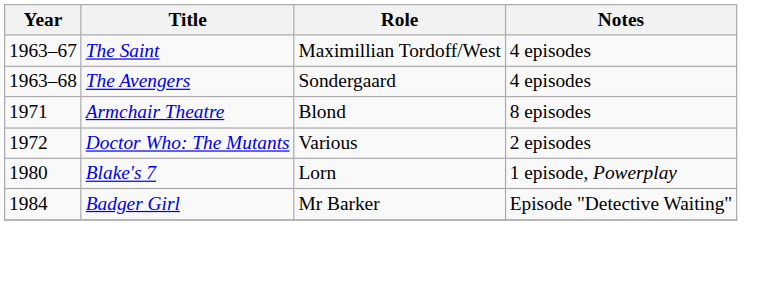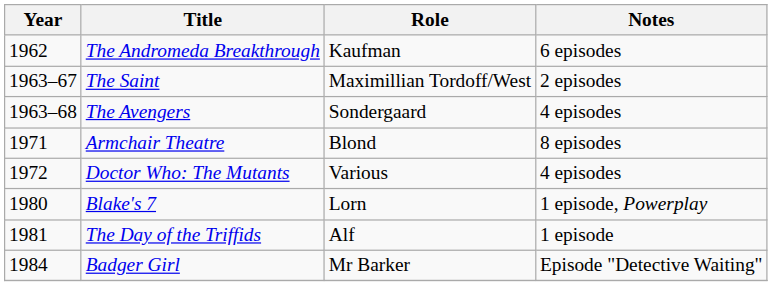+ row: (203, 50)
(550, 50) 4 episodes -> (581, 81) 2 episodes
(550, 142) 2 episodes -> (581, 173) 4 episodes
+ row: (173, 234)
